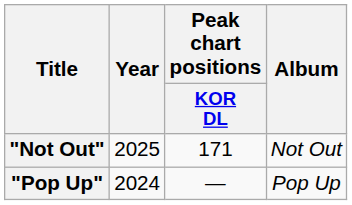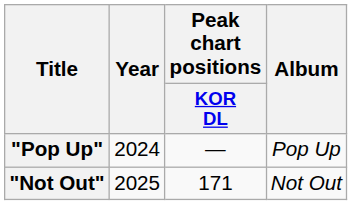rows swapped: (57, 182) <-> (57, 150)
